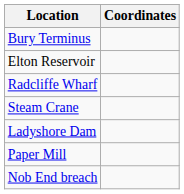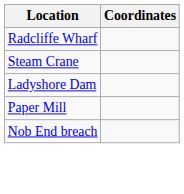- row: (49, 39)
- row: (51, 62)
